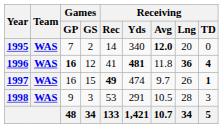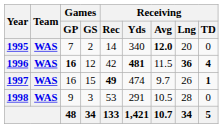(111, 64) 41 -> (111, 64) 42
(163, 64) 11.8 -> (163, 64) 11.5
(208, 98) 3 -> (208, 98) 0
